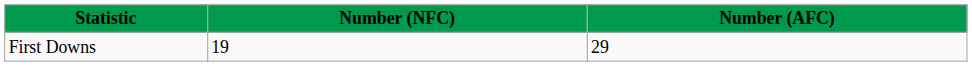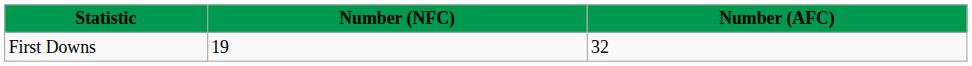(600, 46) 29 -> (600, 46) 32
